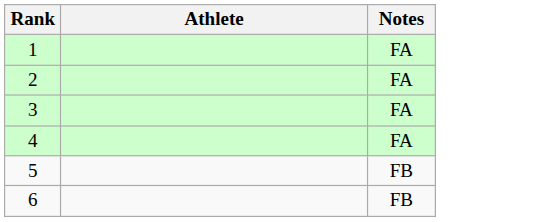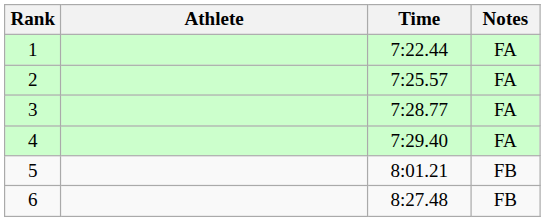+ column: (419, 19)
